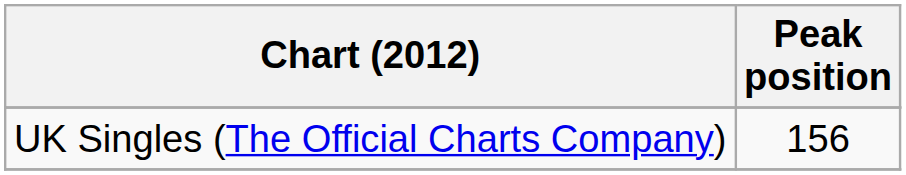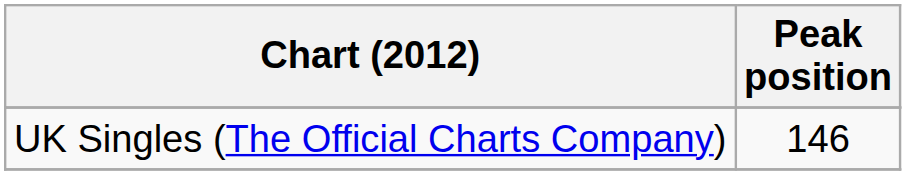(818, 137) 156 -> (818, 137) 146
